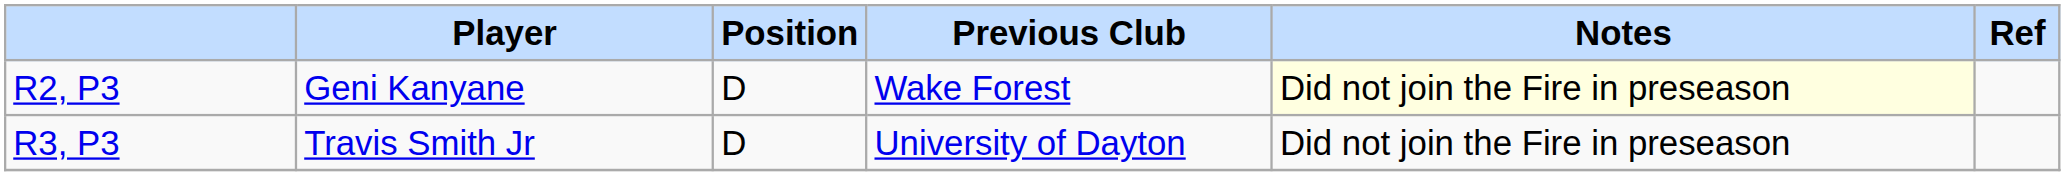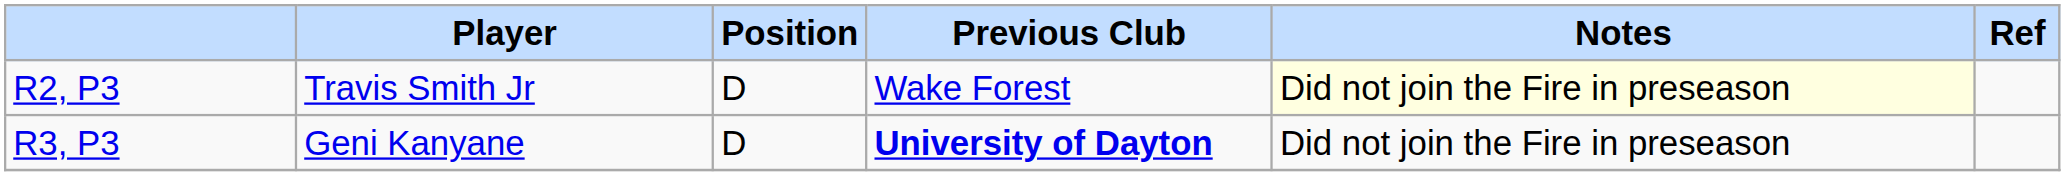(414, 88) Geni Kanyane -> (420, 88) Travis Smith Jr
(420, 143) Travis Smith Jr -> (414, 143) Geni Kanyane
(1030, 143) normal -> (1044, 143) bold
